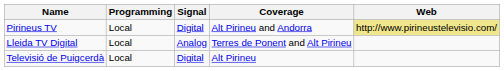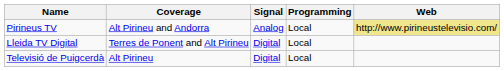columns swapped: (140, 12) <-> (282, 12)
(190, 27) Digital -> (268, 27) Analog
(192, 43) Analog -> (267, 43) Digital
